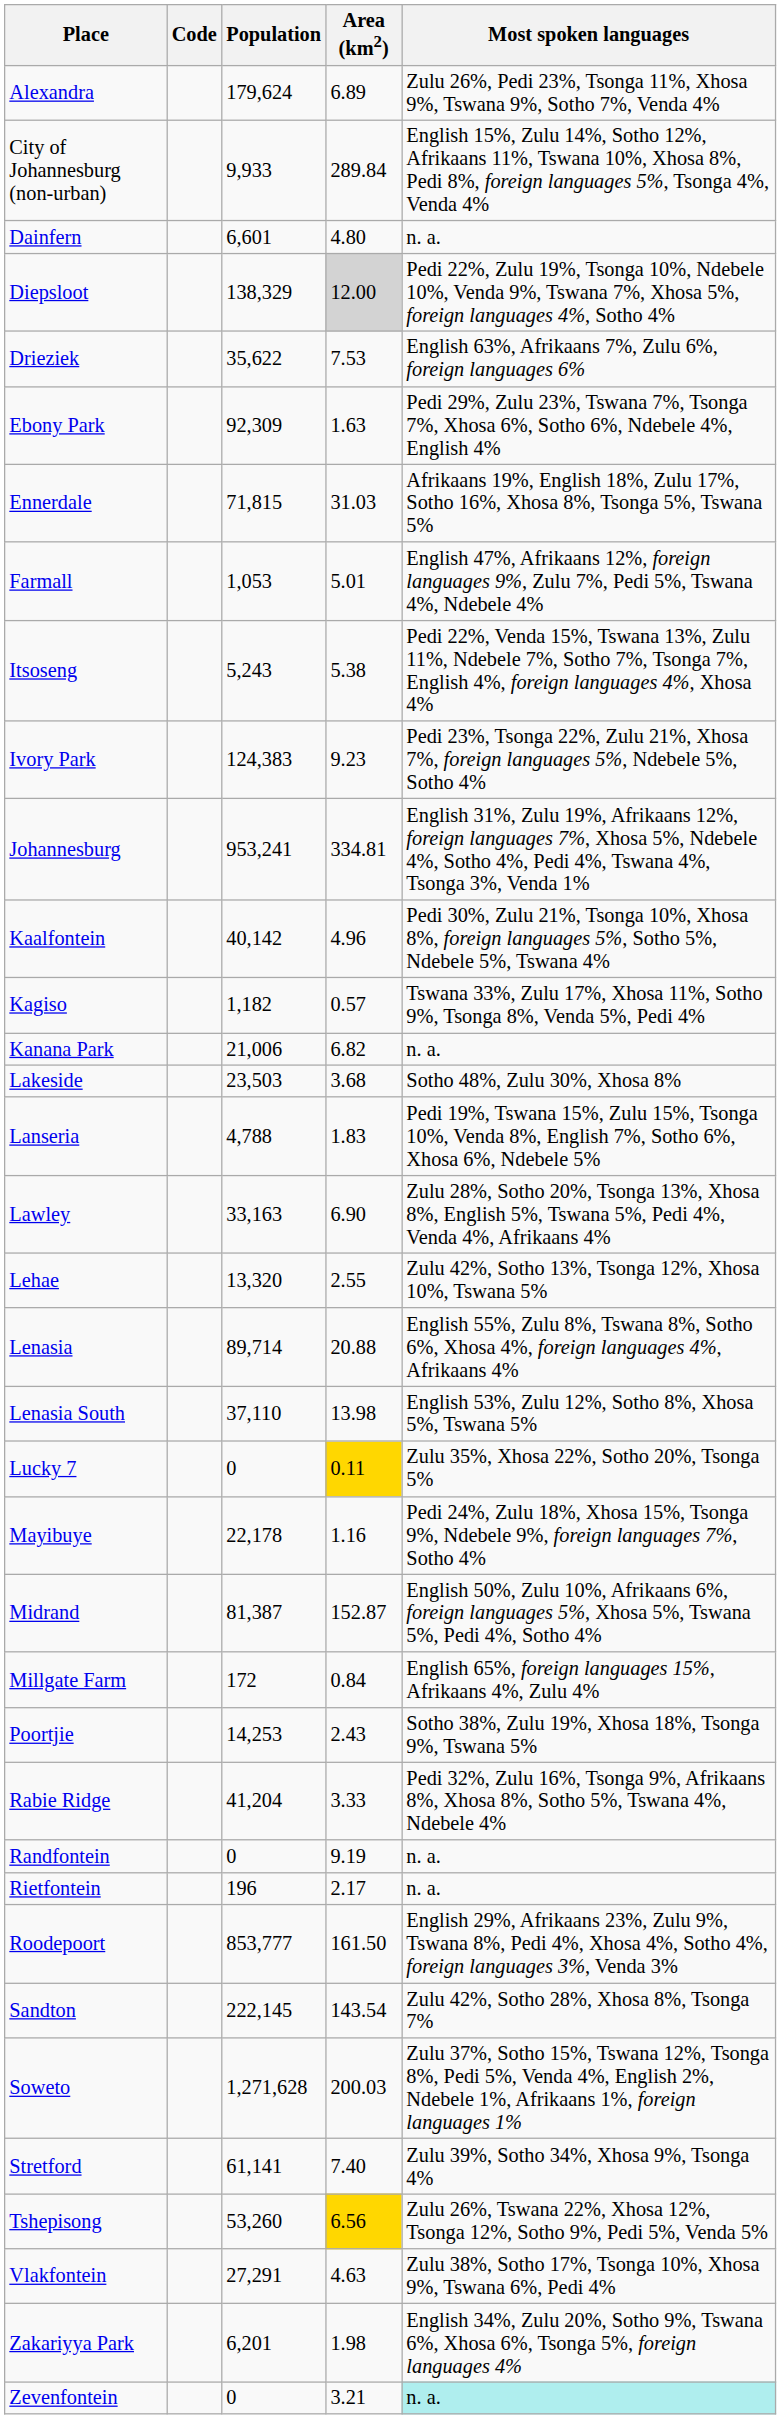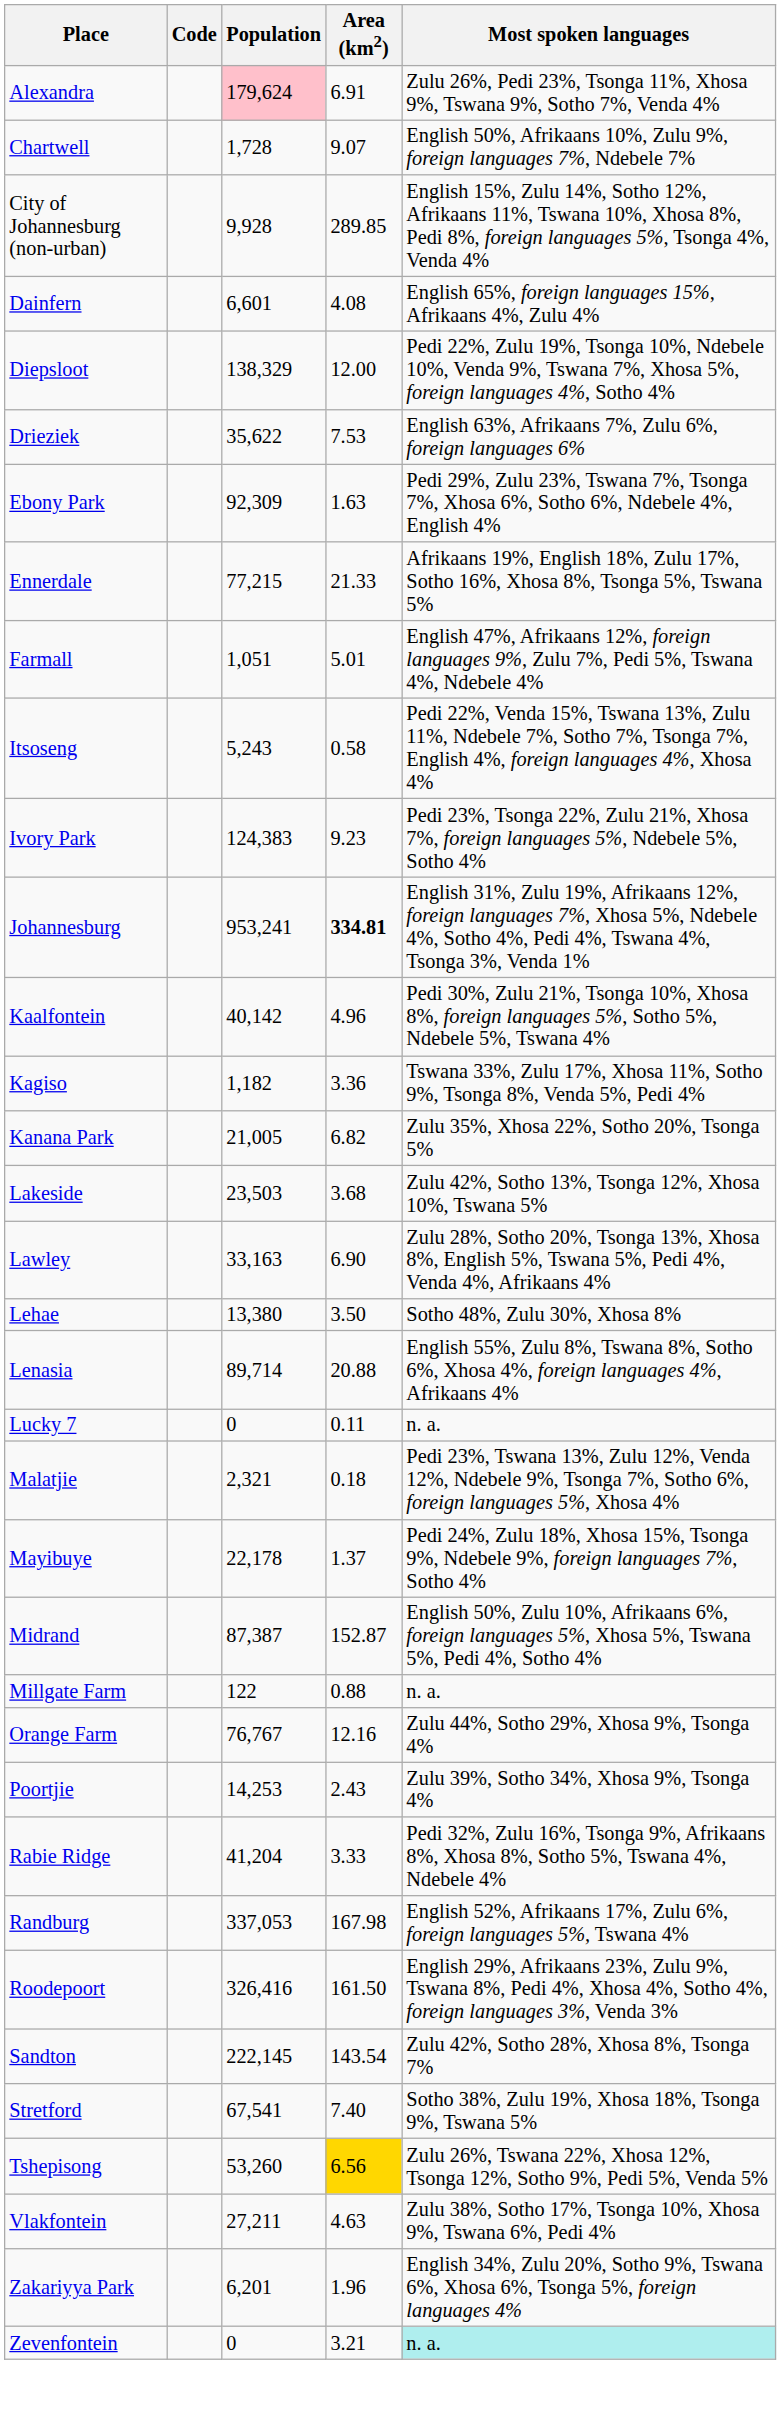(259, 92) no background -> (259, 92) pink background
(348, 92) 6.89 -> (348, 92) 6.91
+ row: (49, 147)
(249, 170) 9,933 -> (249, 225) 9,928
(358, 170) 289.84 -> (358, 225) 289.85
(348, 237) 4.80 -> (348, 303) 4.08
(424, 237) n. a. -> (561, 303) English 65%, foreign languages 15%, Afrikaans 4%, Zulu 4%
(353, 292) lightgrey background -> (353, 370) no background
(254, 503) 71,815 -> (254, 581) 77,215
(353, 503) 31.03 -> (353, 581) 21.33
(249, 581) 1,053 -> (249, 659) 1,051
(348, 670) 5.38 -> (348, 748) 0.58
(358, 849) normal -> (358, 927) bold
(348, 1005) 0.57 -> (348, 1083) 3.36
(254, 1048) 21,006 -> (254, 1138) 21,005
(424, 1048) n. a. -> (583, 1138) Zulu 35%, Xhosa 22%, Sotho 20%, Tsonga 5%
(544, 1081) Sotho 48%, Zulu 30%, Xhosa 8% -> (583, 1193) Zulu 42%, Sotho 13%, Tsonga 12%, Xhosa 10%, Tswana 5%
- row: (44, 1136)
(254, 1280) 13,320 -> (254, 1314) 13,380
(348, 1280) 2.55 -> (348, 1314) 3.50
(583, 1280) Zulu 42%, Sotho 13%, Tsonga 12%, Xhosa 10%, Tswana 5% -> (544, 1314) Sotho 48%, Zulu 30%, Xhosa 8%
- row: (67, 1413)
(348, 1468) gold background -> (348, 1425) no background
(583, 1468) Zulu 35%, Xhosa 22%, Sotho 20%, Tsonga 5% -> (424, 1425) n. a.
+ row: (43, 1480)
(348, 1535) 1.16 -> (348, 1558) 1.37
(254, 1613) 81,387 -> (254, 1635) 87,387
(241, 1679) 172 -> (241, 1691) 122
(348, 1679) 0.84 -> (348, 1691) 0.88
(561, 1679) English 65%, foreign languages 15%, Afrikaans 4%, Zulu 4% -> (424, 1691) n. a.
+ row: (63, 1734)
(583, 1734) Sotho 38%, Zulu 19%, Xhosa 18%, Tsonga 9%, Tswana 5% -> (578, 1789) Zulu 39%, Sotho 34%, Xhosa 9%, Tsonga 4%
+ row: (49, 1922)
- row: (60, 1856)
- row: (55, 1888)
(259, 1943) 853,777 -> (259, 1989) 326,416
- row: (40, 2088)
(254, 2166) 61,141 -> (254, 2110) 67,541
(578, 2166) Zulu 39%, Sotho 34%, Xhosa 9%, Tsonga 4% -> (583, 2110) Sotho 38%, Zulu 19%, Xhosa 18%, Tsonga 9%, Tswana 5%
(254, 2276) 27,291 -> (254, 2221) 27,211
(348, 2342) 1.98 -> (348, 2287) 1.96
